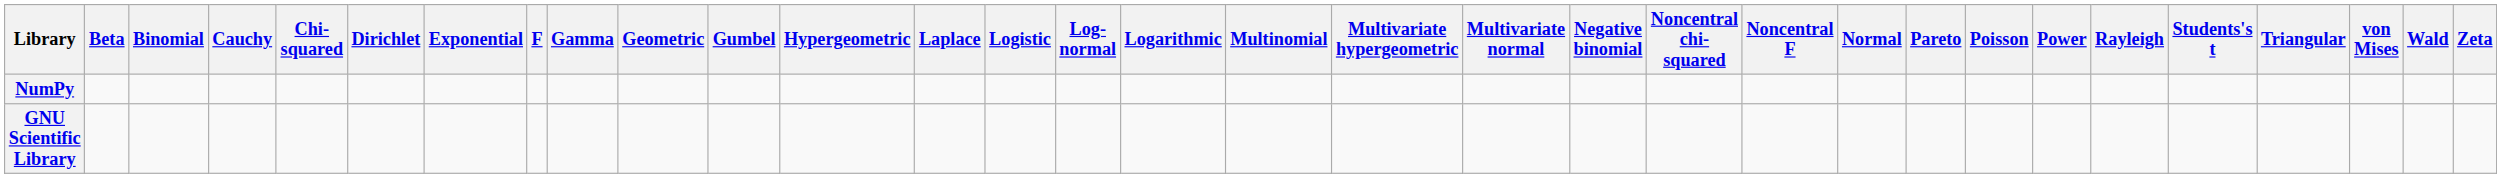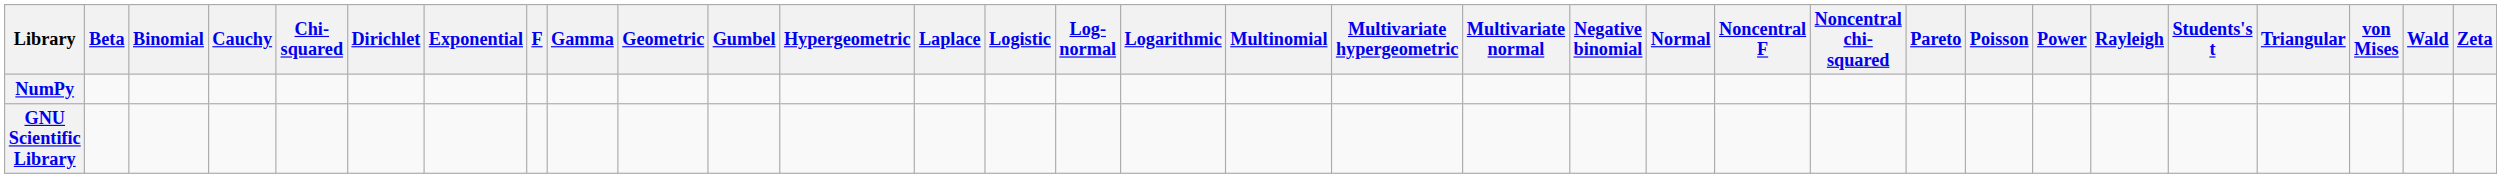columns swapped: (1694, 39) <-> (1872, 39)
